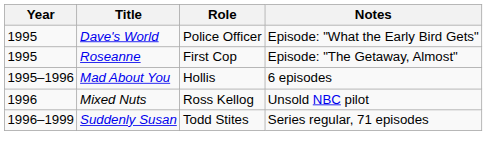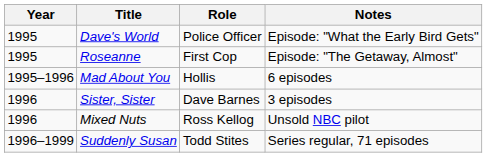+ row: (117, 99)
